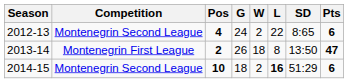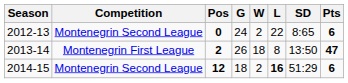(218, 31) 4 -> (218, 31) 0
(218, 68) 10 -> (218, 68) 12
